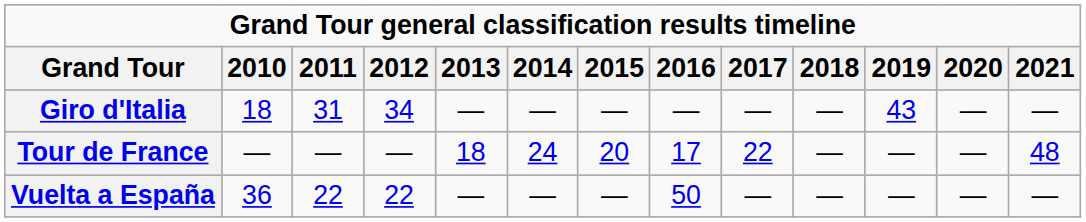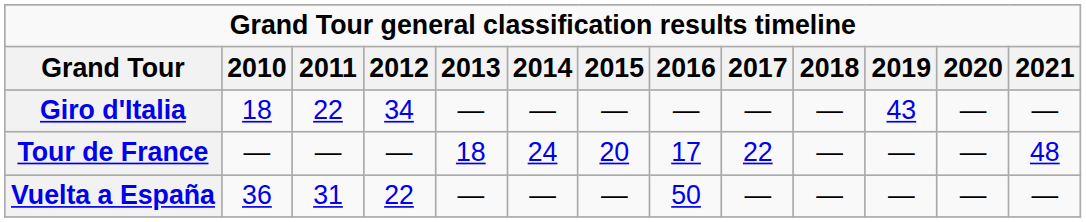(328, 110) 31 -> (328, 110) 22
(328, 195) 22 -> (328, 195) 31
